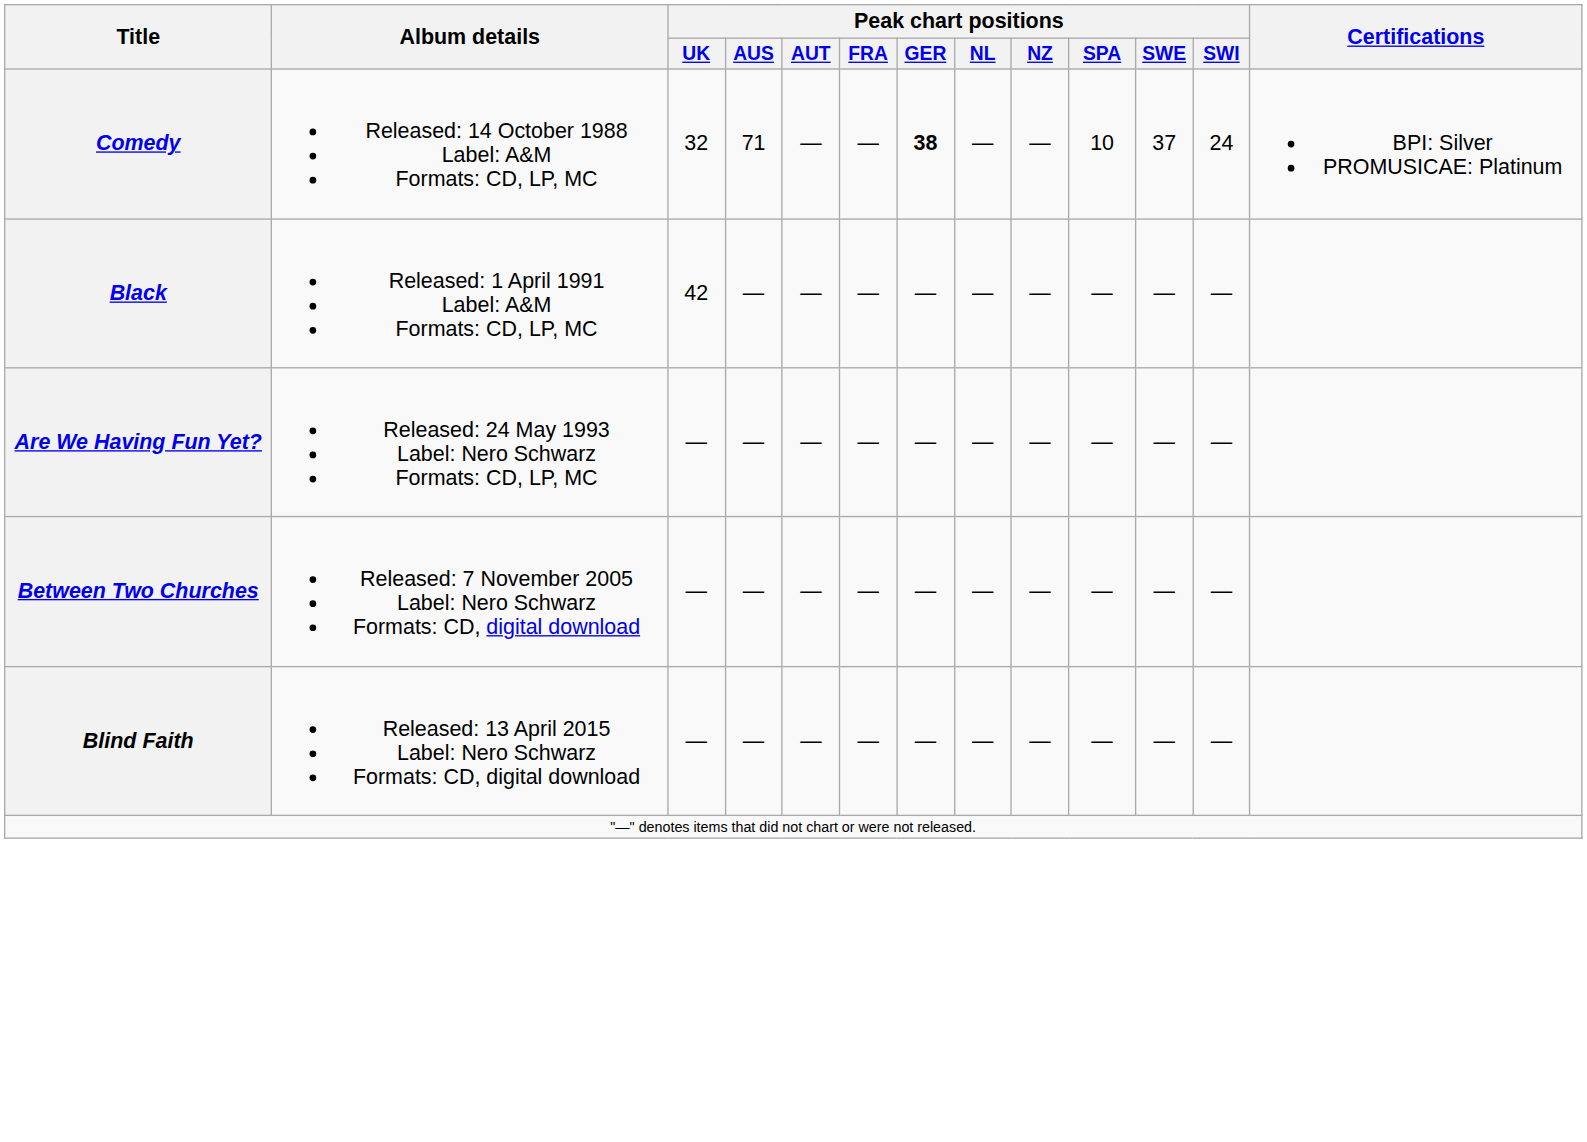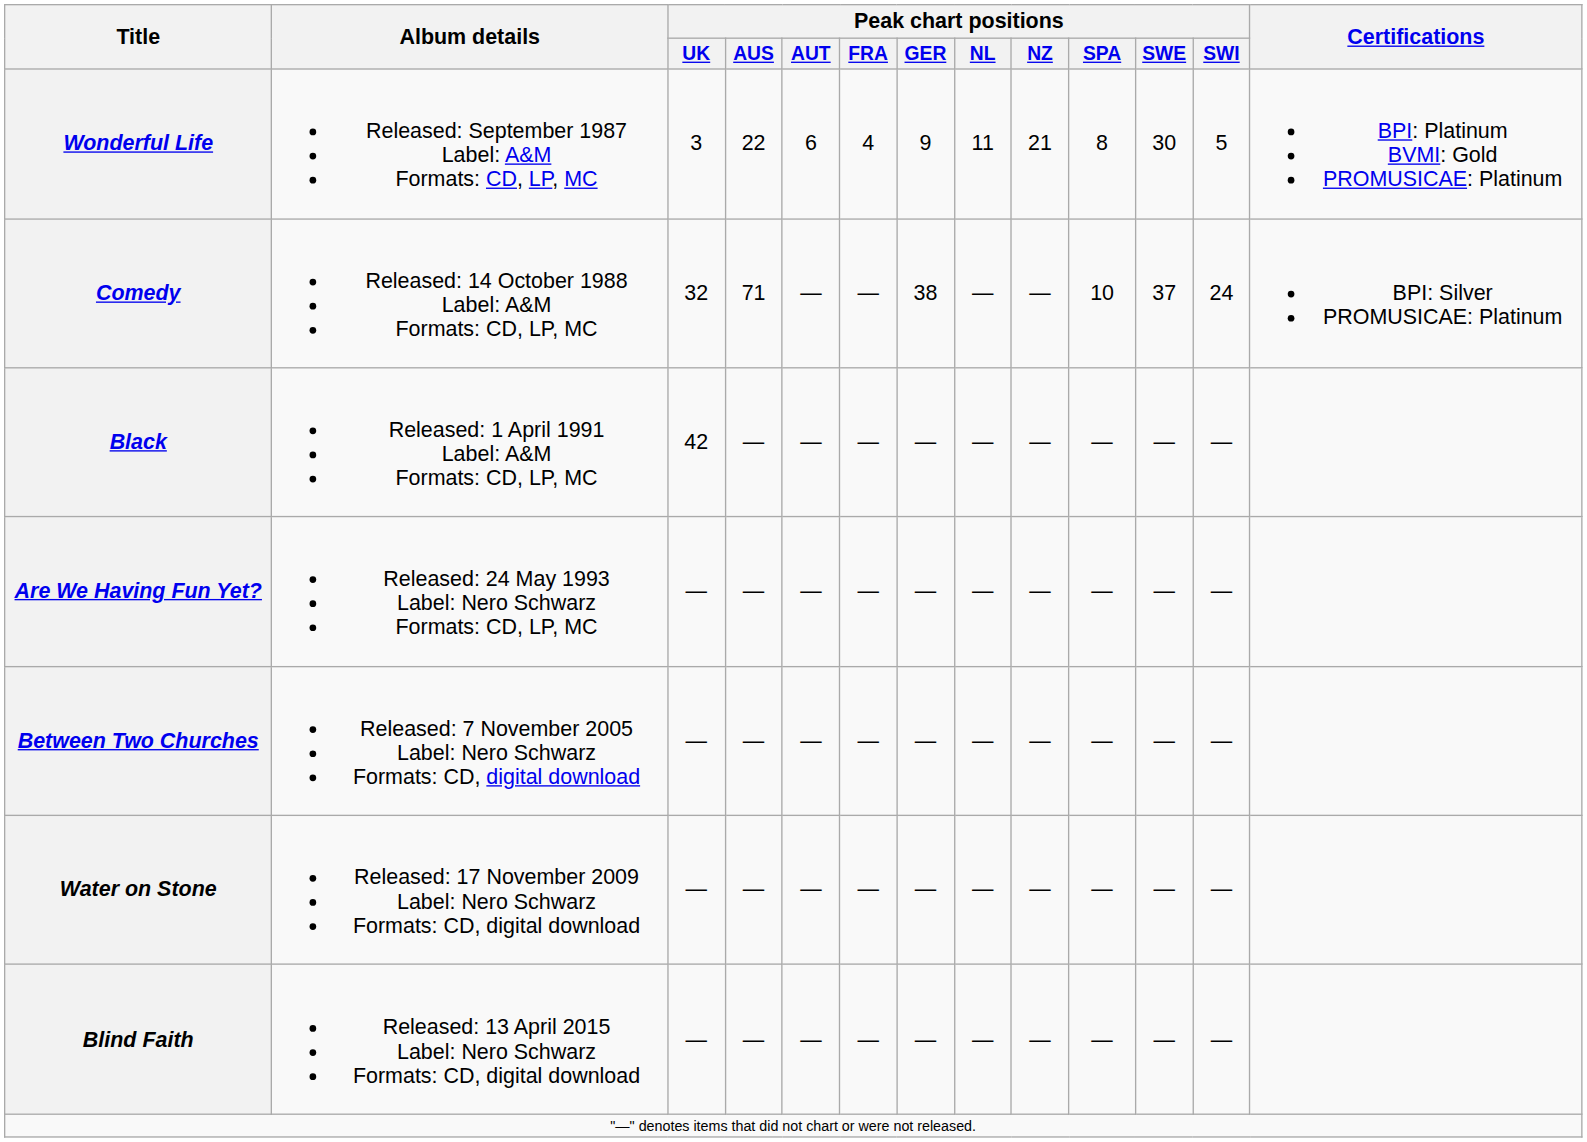+ row: (138, 143)
(925, 143) bold -> (925, 292) normal
+ row: (138, 889)
